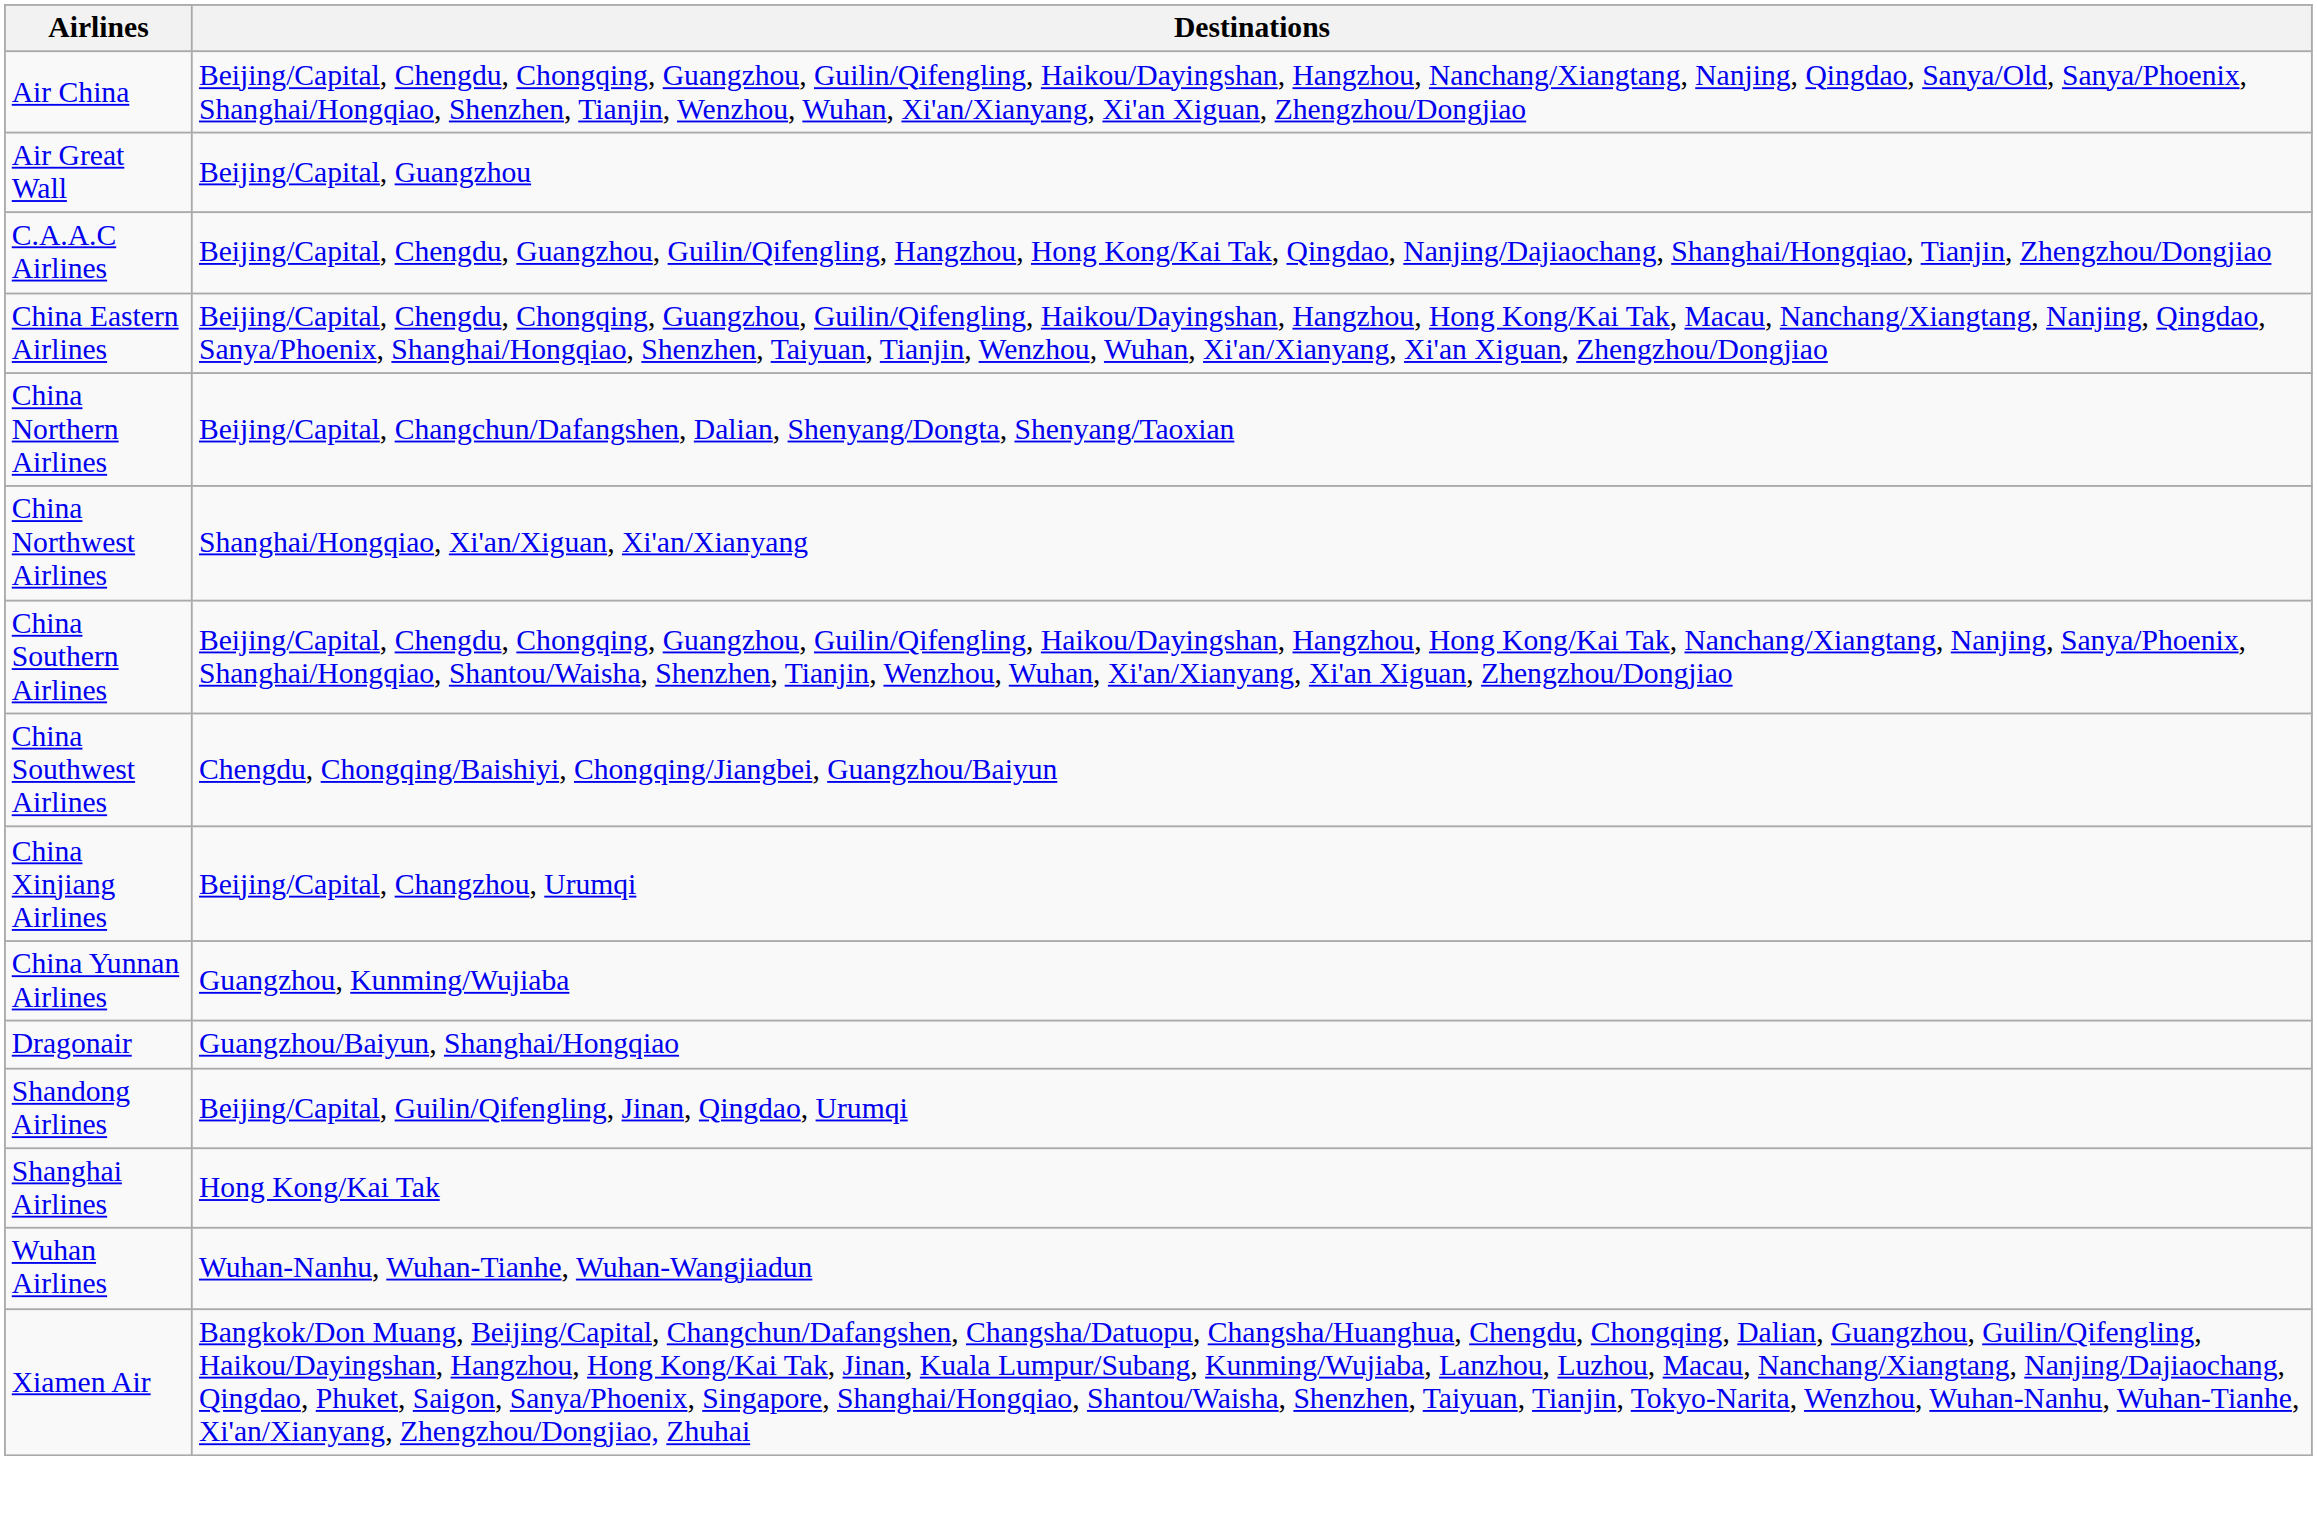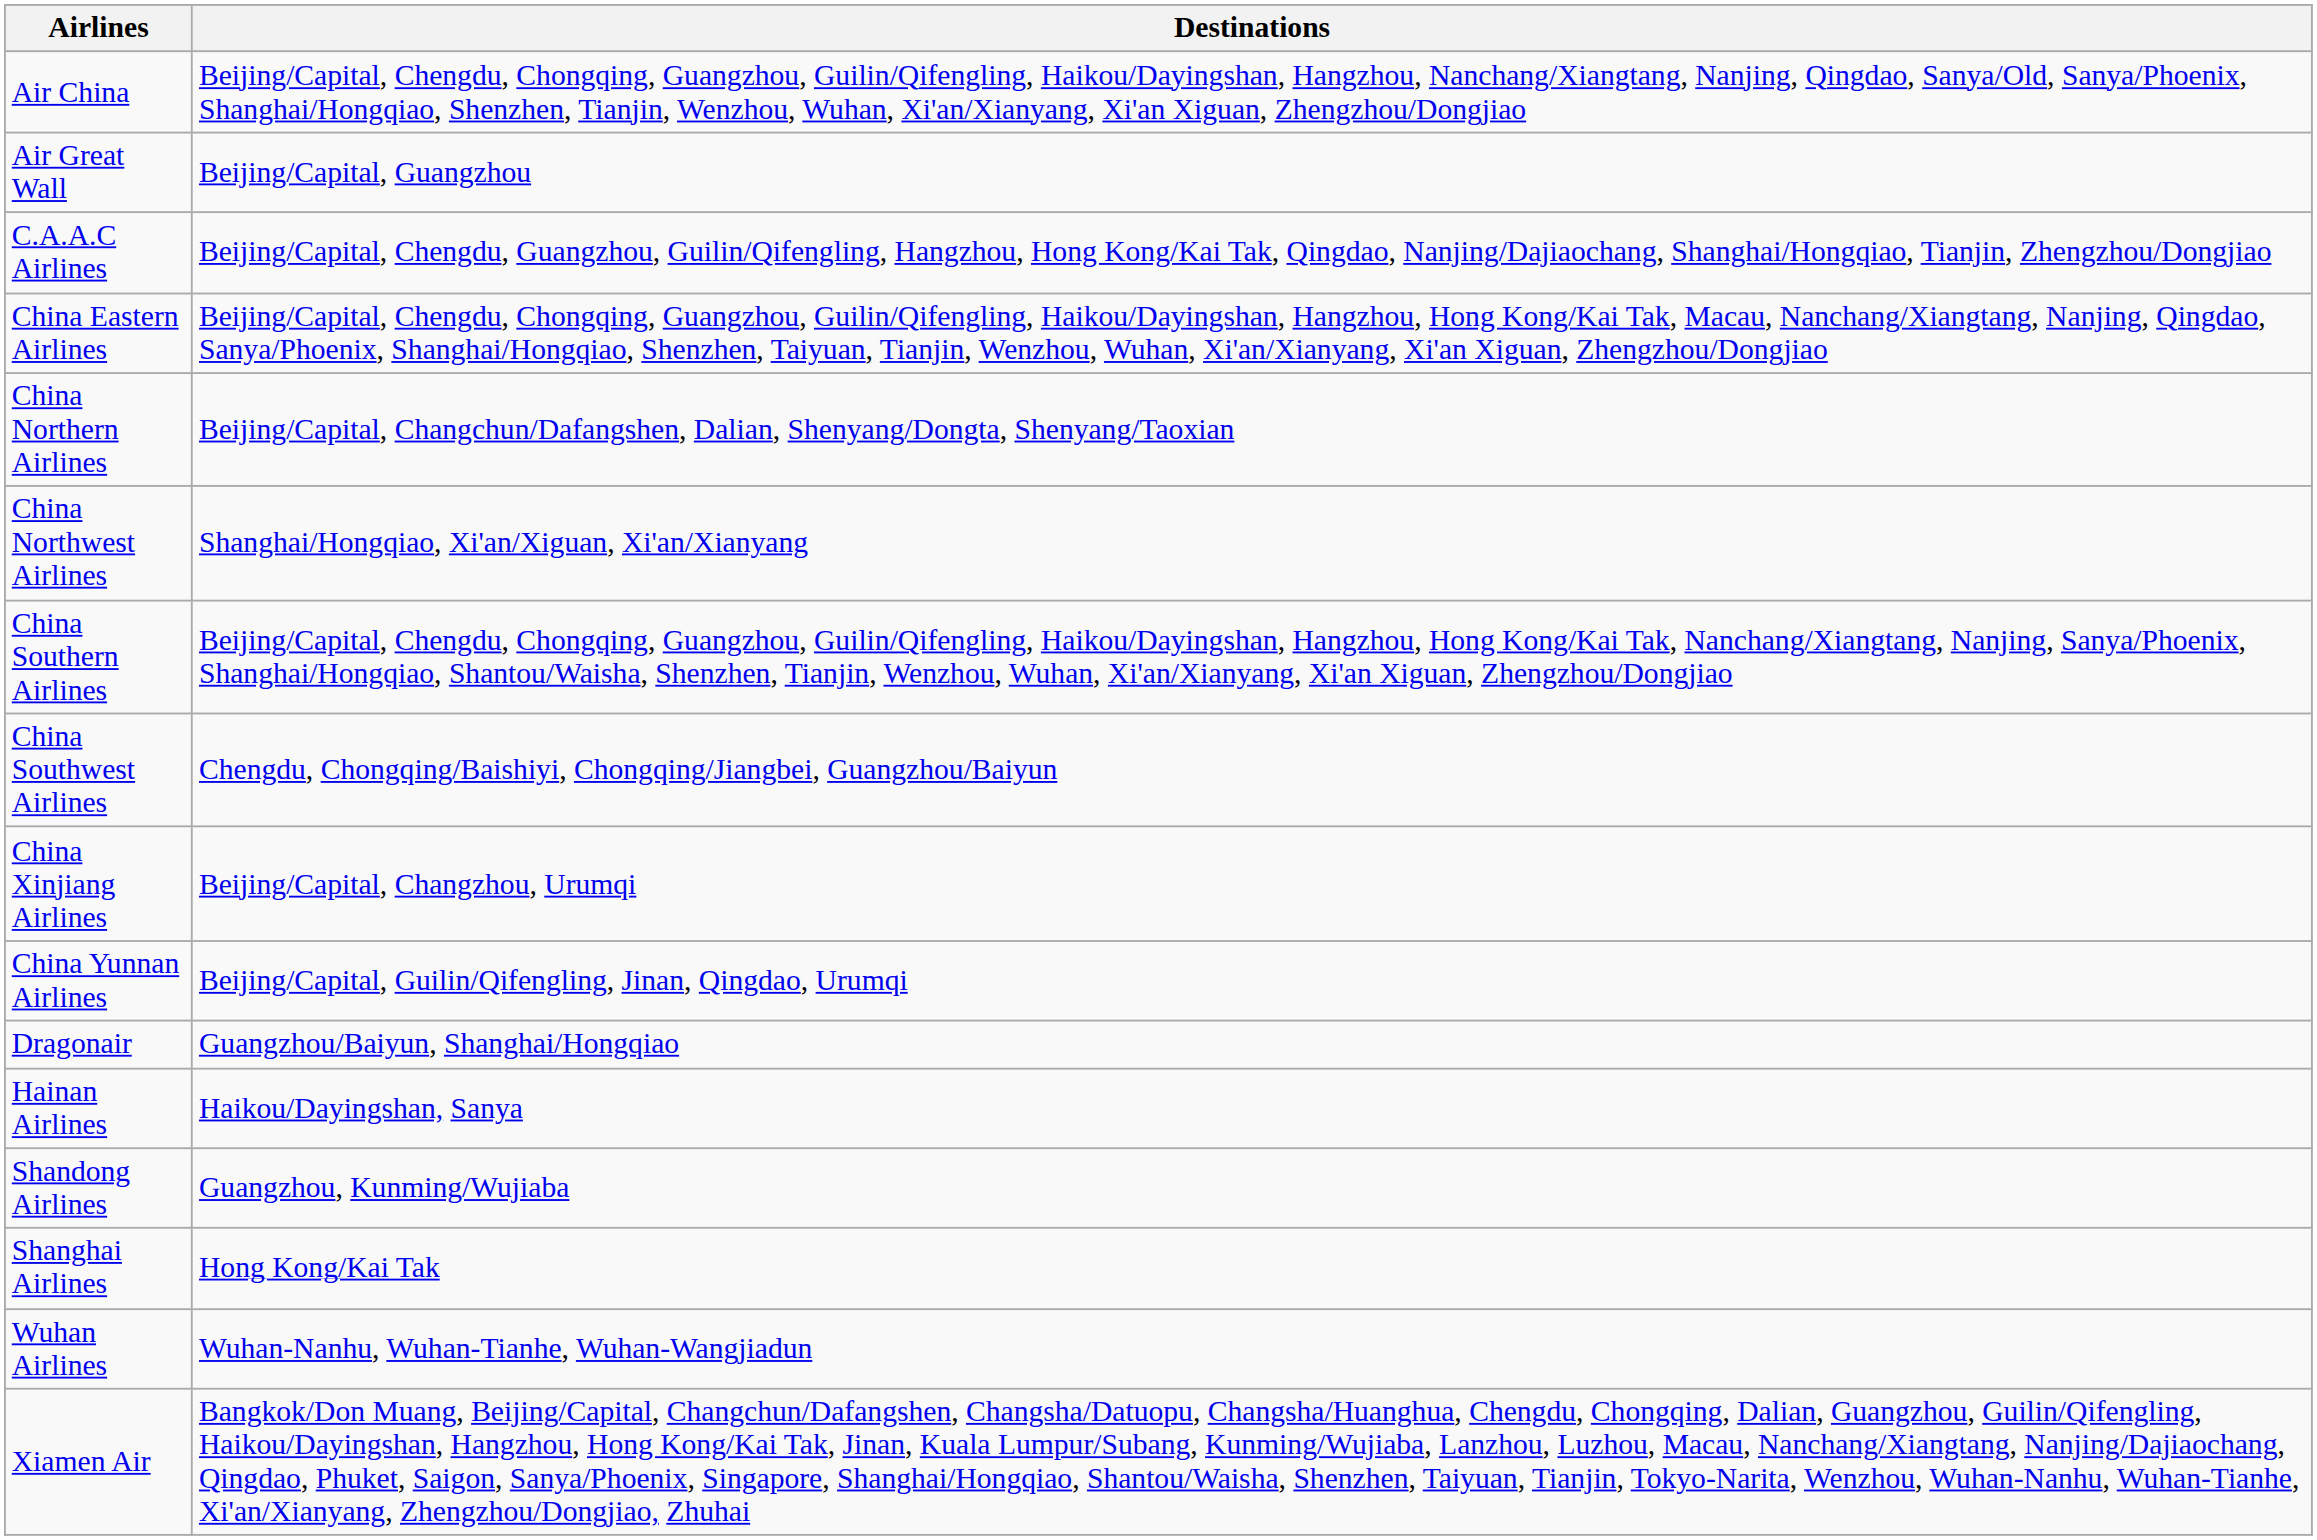(384, 980) Guangzhou, Kunming/Wujiaba -> (553, 980) Beijing/Capital, Guilin/Qifengling, Jinan, Qingdao, Urumqi
+ row: (59, 1107)
(553, 1107) Beijing/Capital, Guilin/Qifengling, Jinan, Qingdao, Urumqi -> (384, 1187) Guangzhou, Kunming/Wujiaba
